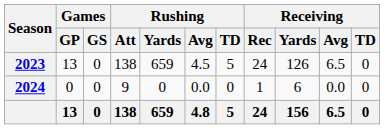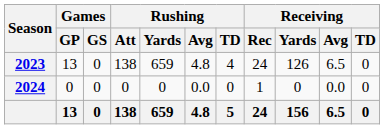(200, 64) 4.5 -> (200, 64) 4.8
(230, 64) 5 -> (230, 64) 4
(125, 87) 9 -> (125, 87) 0
(298, 87) 6 -> (298, 87) 0
